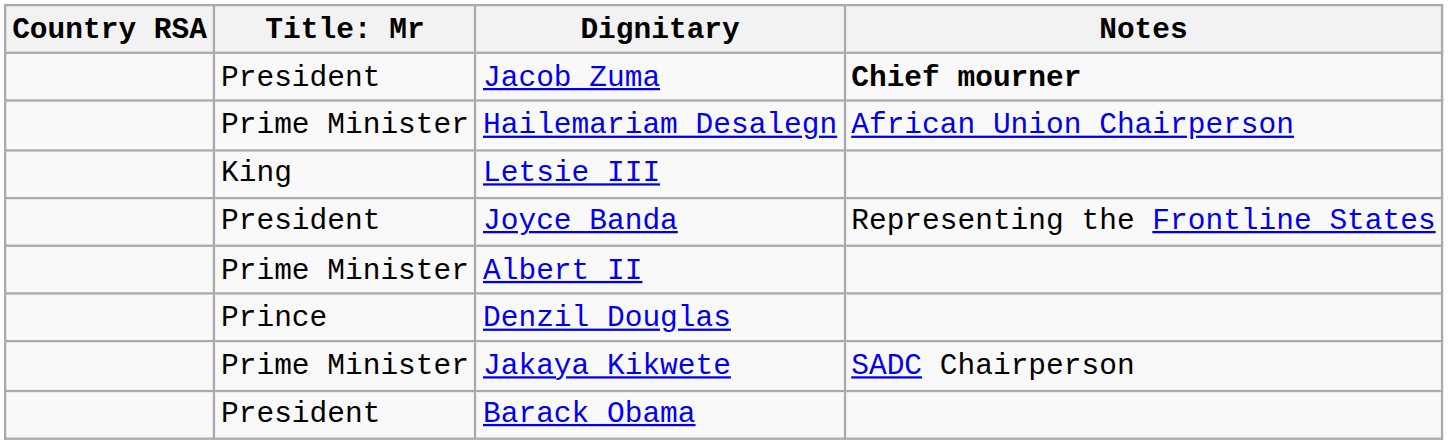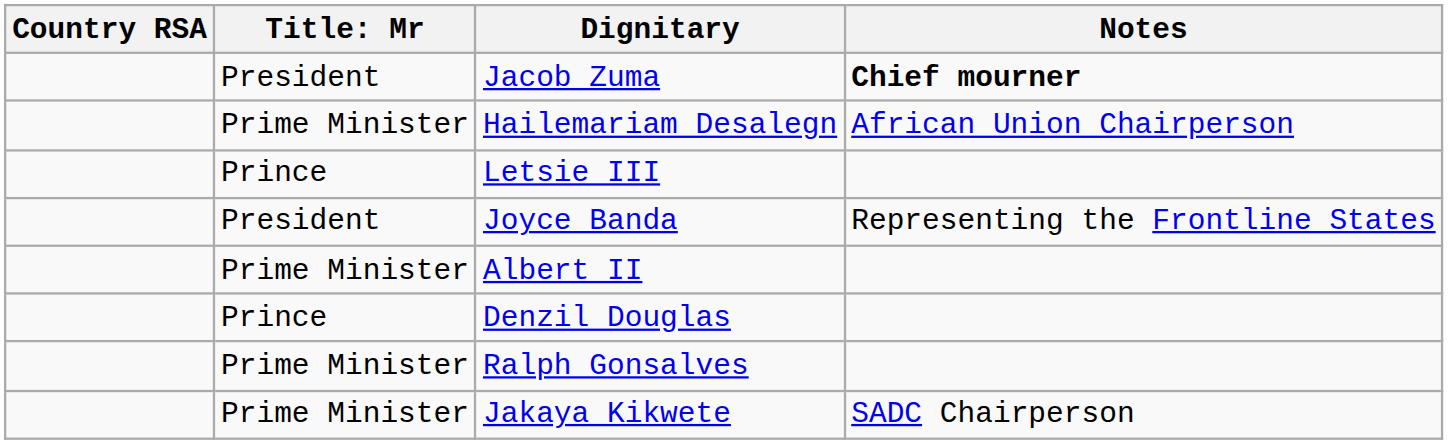(256, 173) King -> (274, 173) Prince
+ row: (616, 366)
- row: (589, 414)
